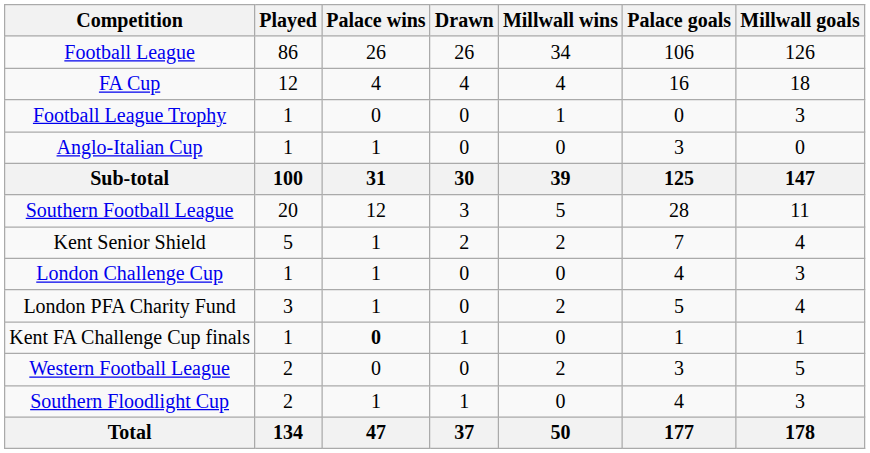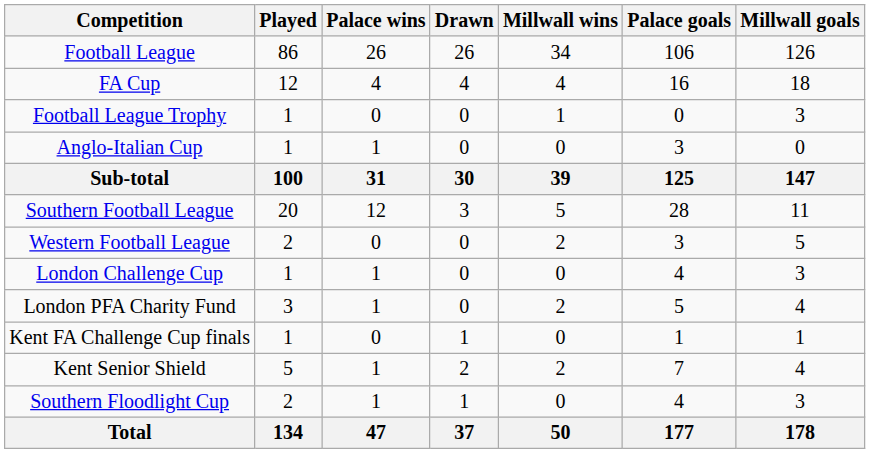rows swapped: (130, 369) <-> (130, 242)
(376, 337) bold -> (376, 337) normal
